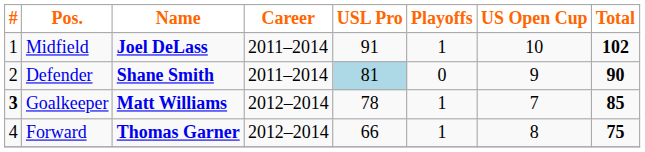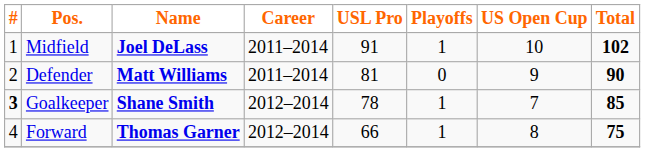(165, 75) Shane Smith -> (172, 75) Matt Williams
(370, 75) lightblue background -> (370, 75) no background
(172, 103) Matt Williams -> (165, 103) Shane Smith
